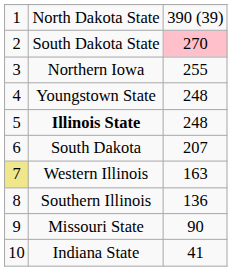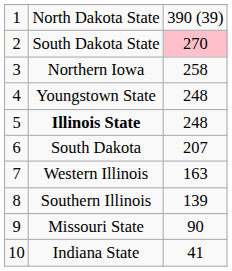(195, 69) 255 -> (195, 69) 258
(17, 174) khaki background -> (17, 174) no background
(195, 200) 136 -> (195, 200) 139
